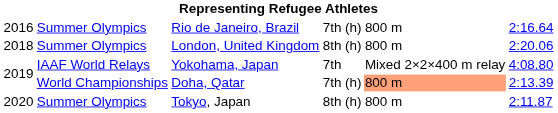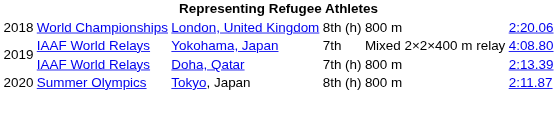- row: (235, 27)
(92, 46) Summer Olympics -> (102, 27) World Championships
(102, 83) World Championships -> (93, 64) IAAF World Relays
(384, 83) lightsalmon background -> (384, 64) no background
